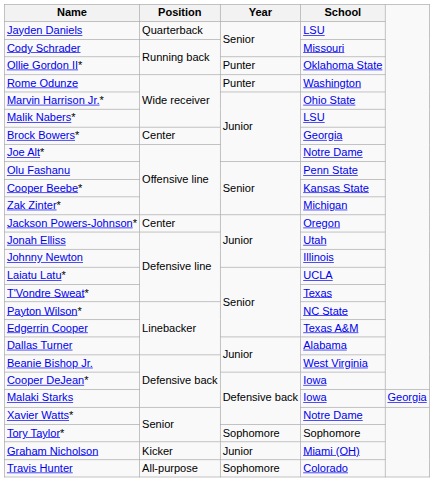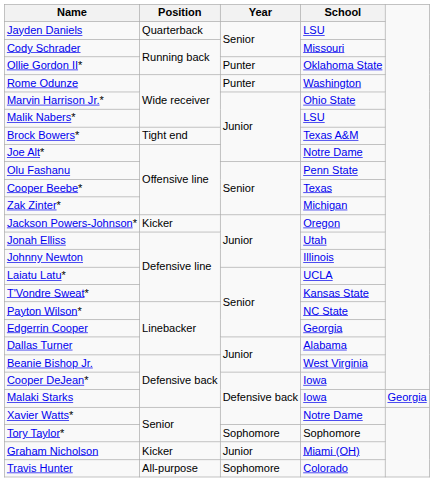(159, 135) Center -> (165, 135) Tight end
(323, 135) Georgia -> (331, 135) Texas A&M
(336, 188) Kansas State -> (318, 188) Texas
(159, 223) Center -> (157, 223) Kicker
(318, 293) Texas -> (336, 293) Kansas State
(331, 328) Texas A&M -> (323, 328) Georgia
